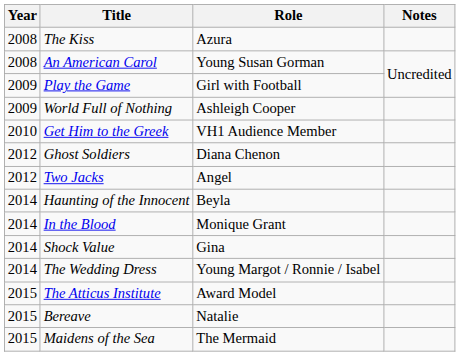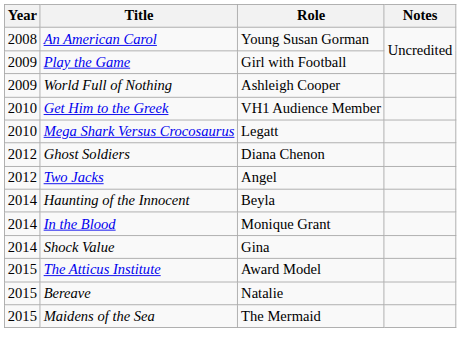- row: (69, 39)
+ row: (139, 131)
- row: (100, 270)
